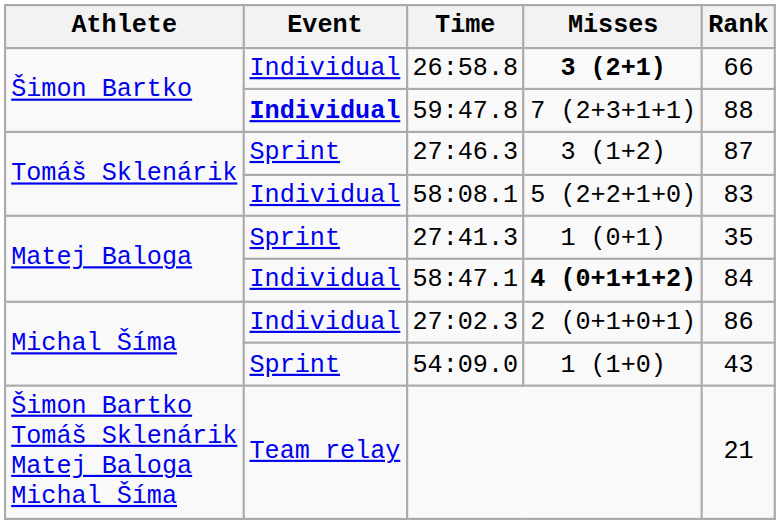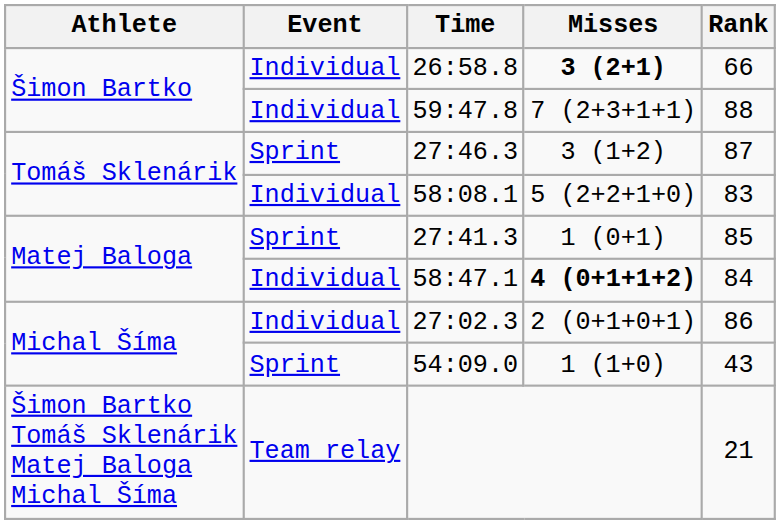(325, 110) bold -> (325, 110) normal
(738, 237) 35 -> (738, 237) 85
